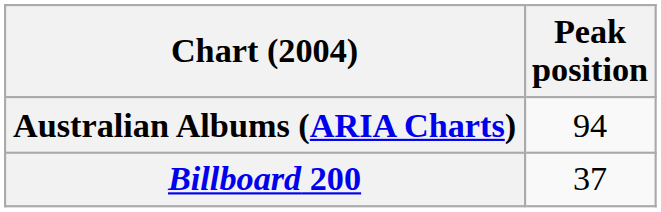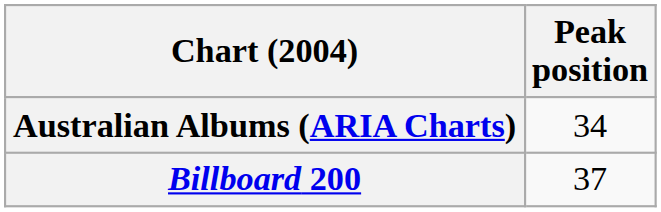(590, 124) 94 -> (590, 124) 34
